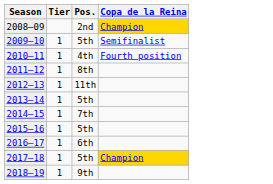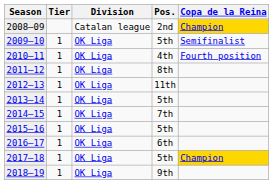+ column: (112, 12)
